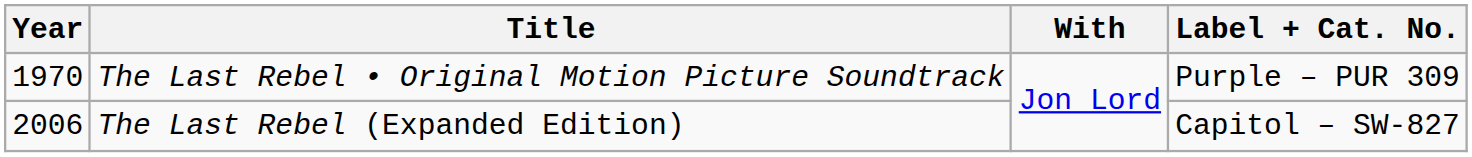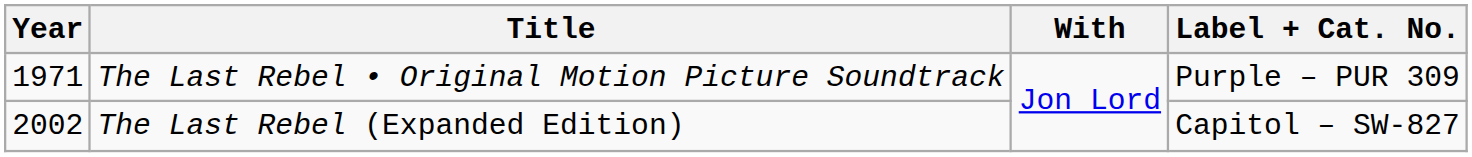(48, 78) 1970 -> (48, 78) 1971
(48, 126) 2006 -> (48, 126) 2002
